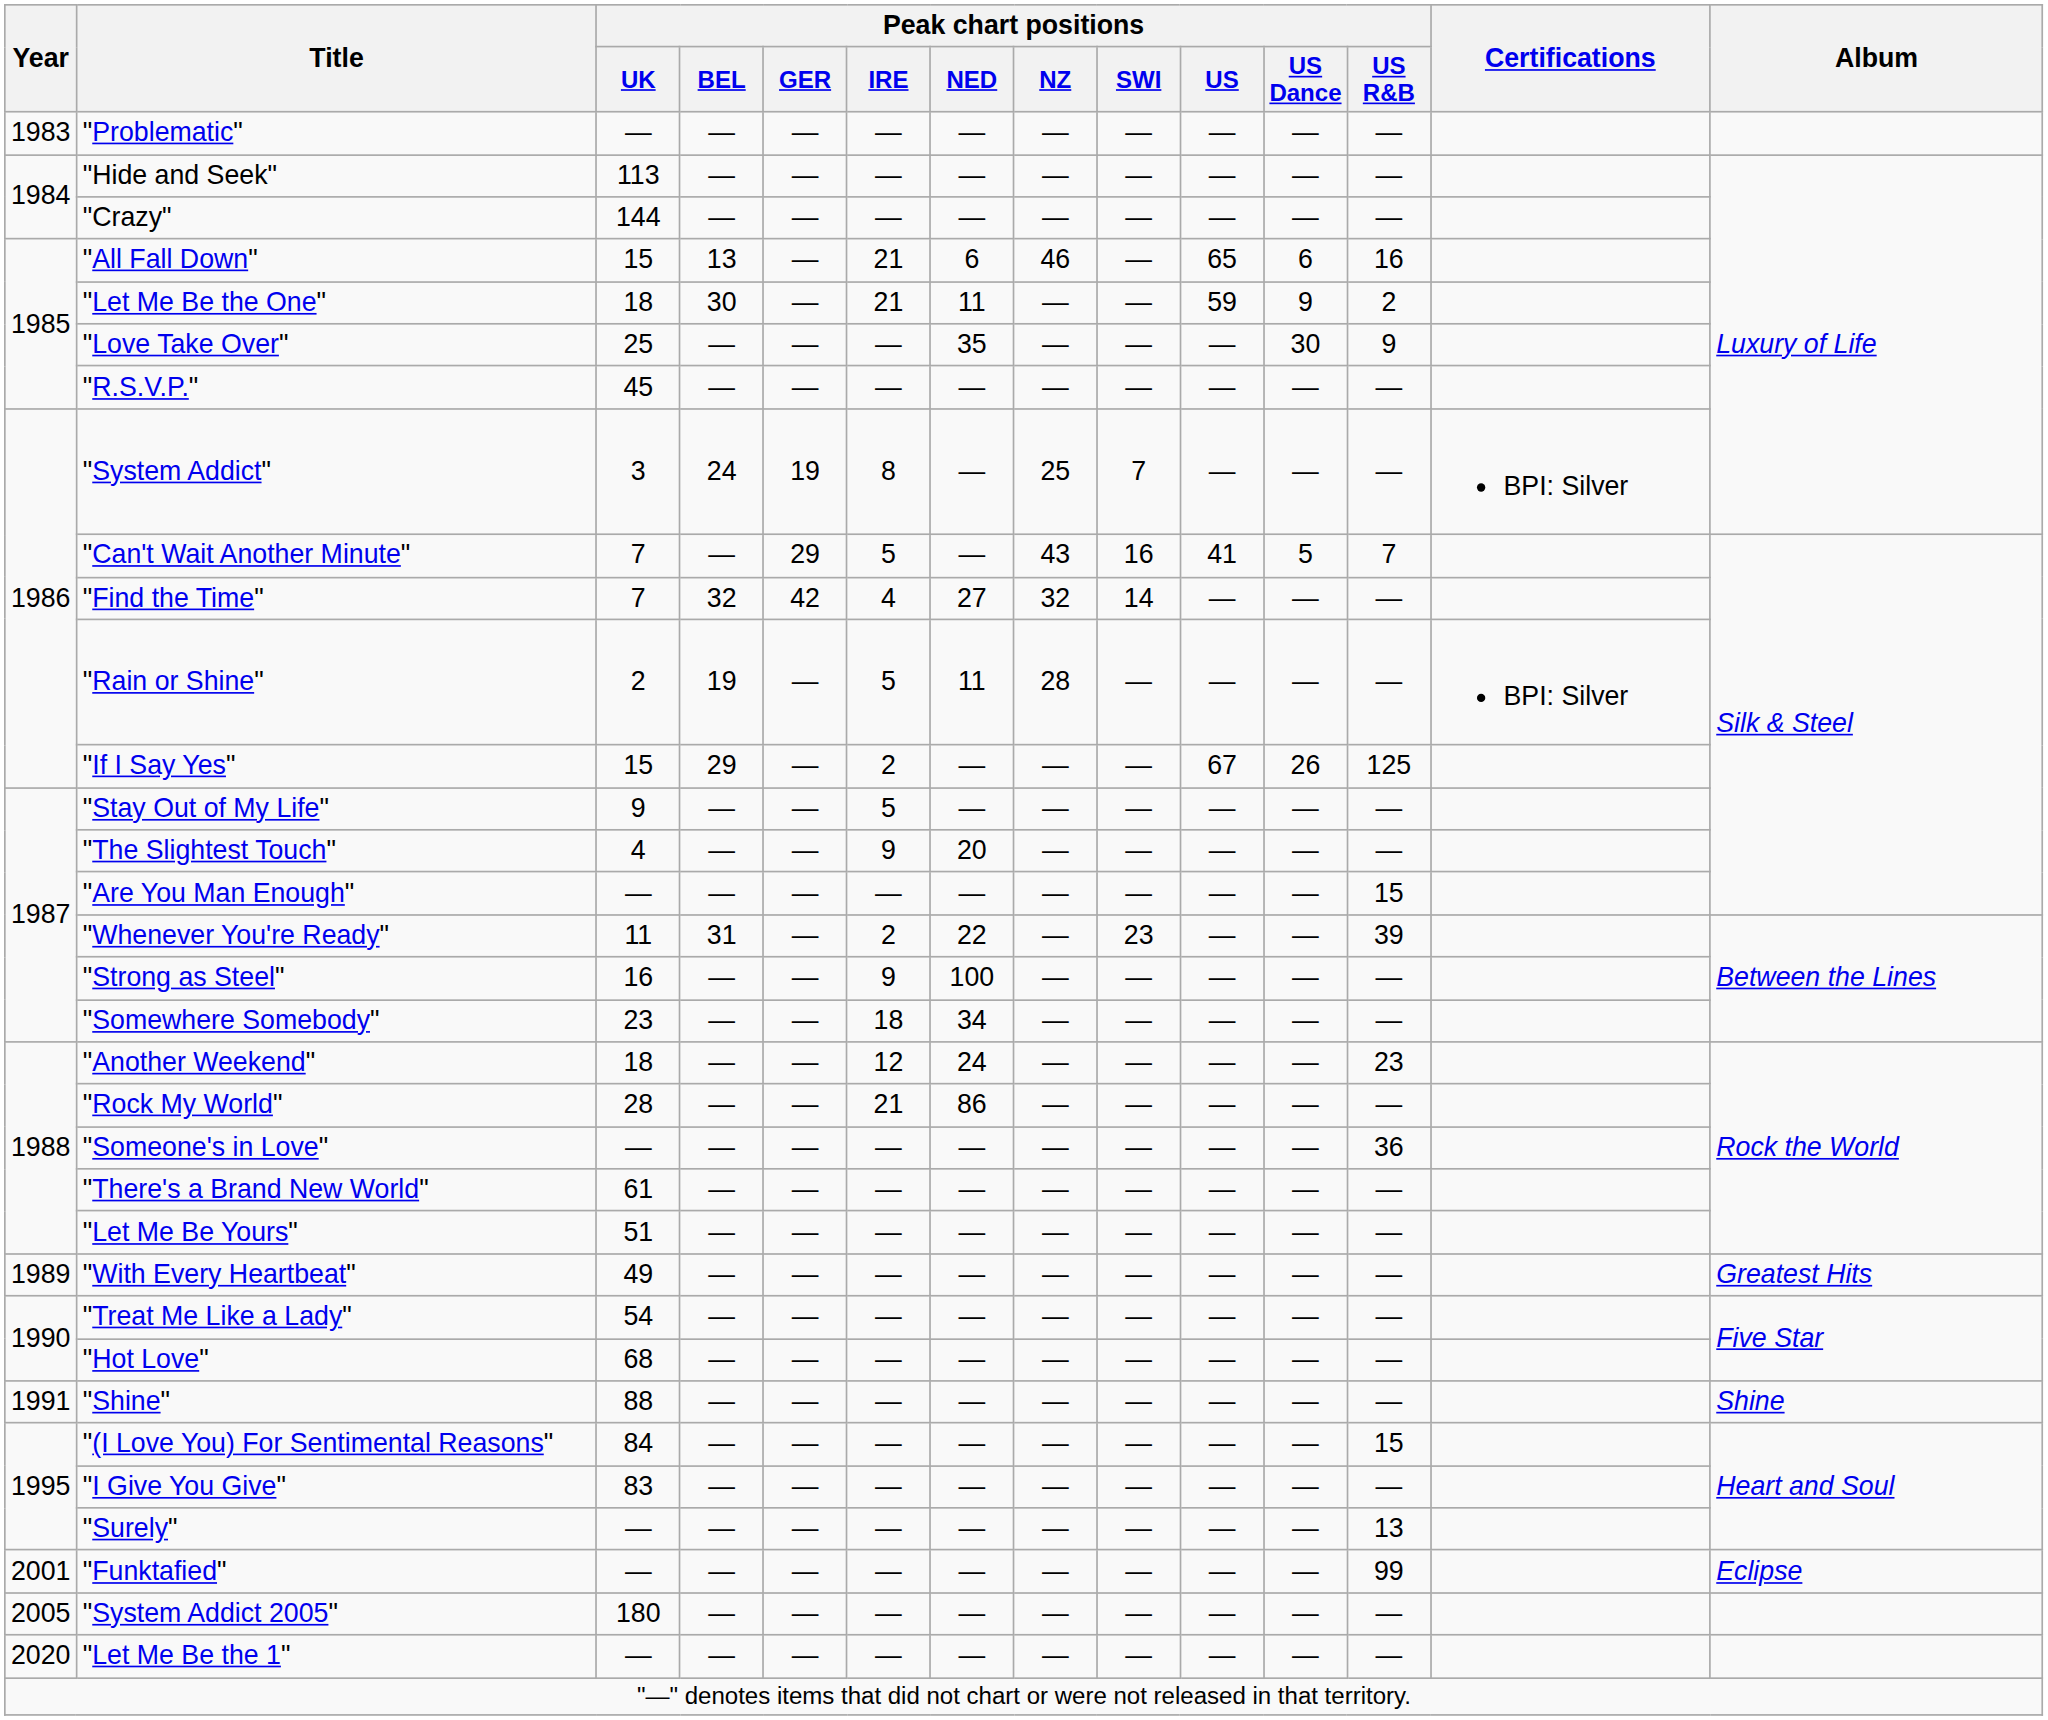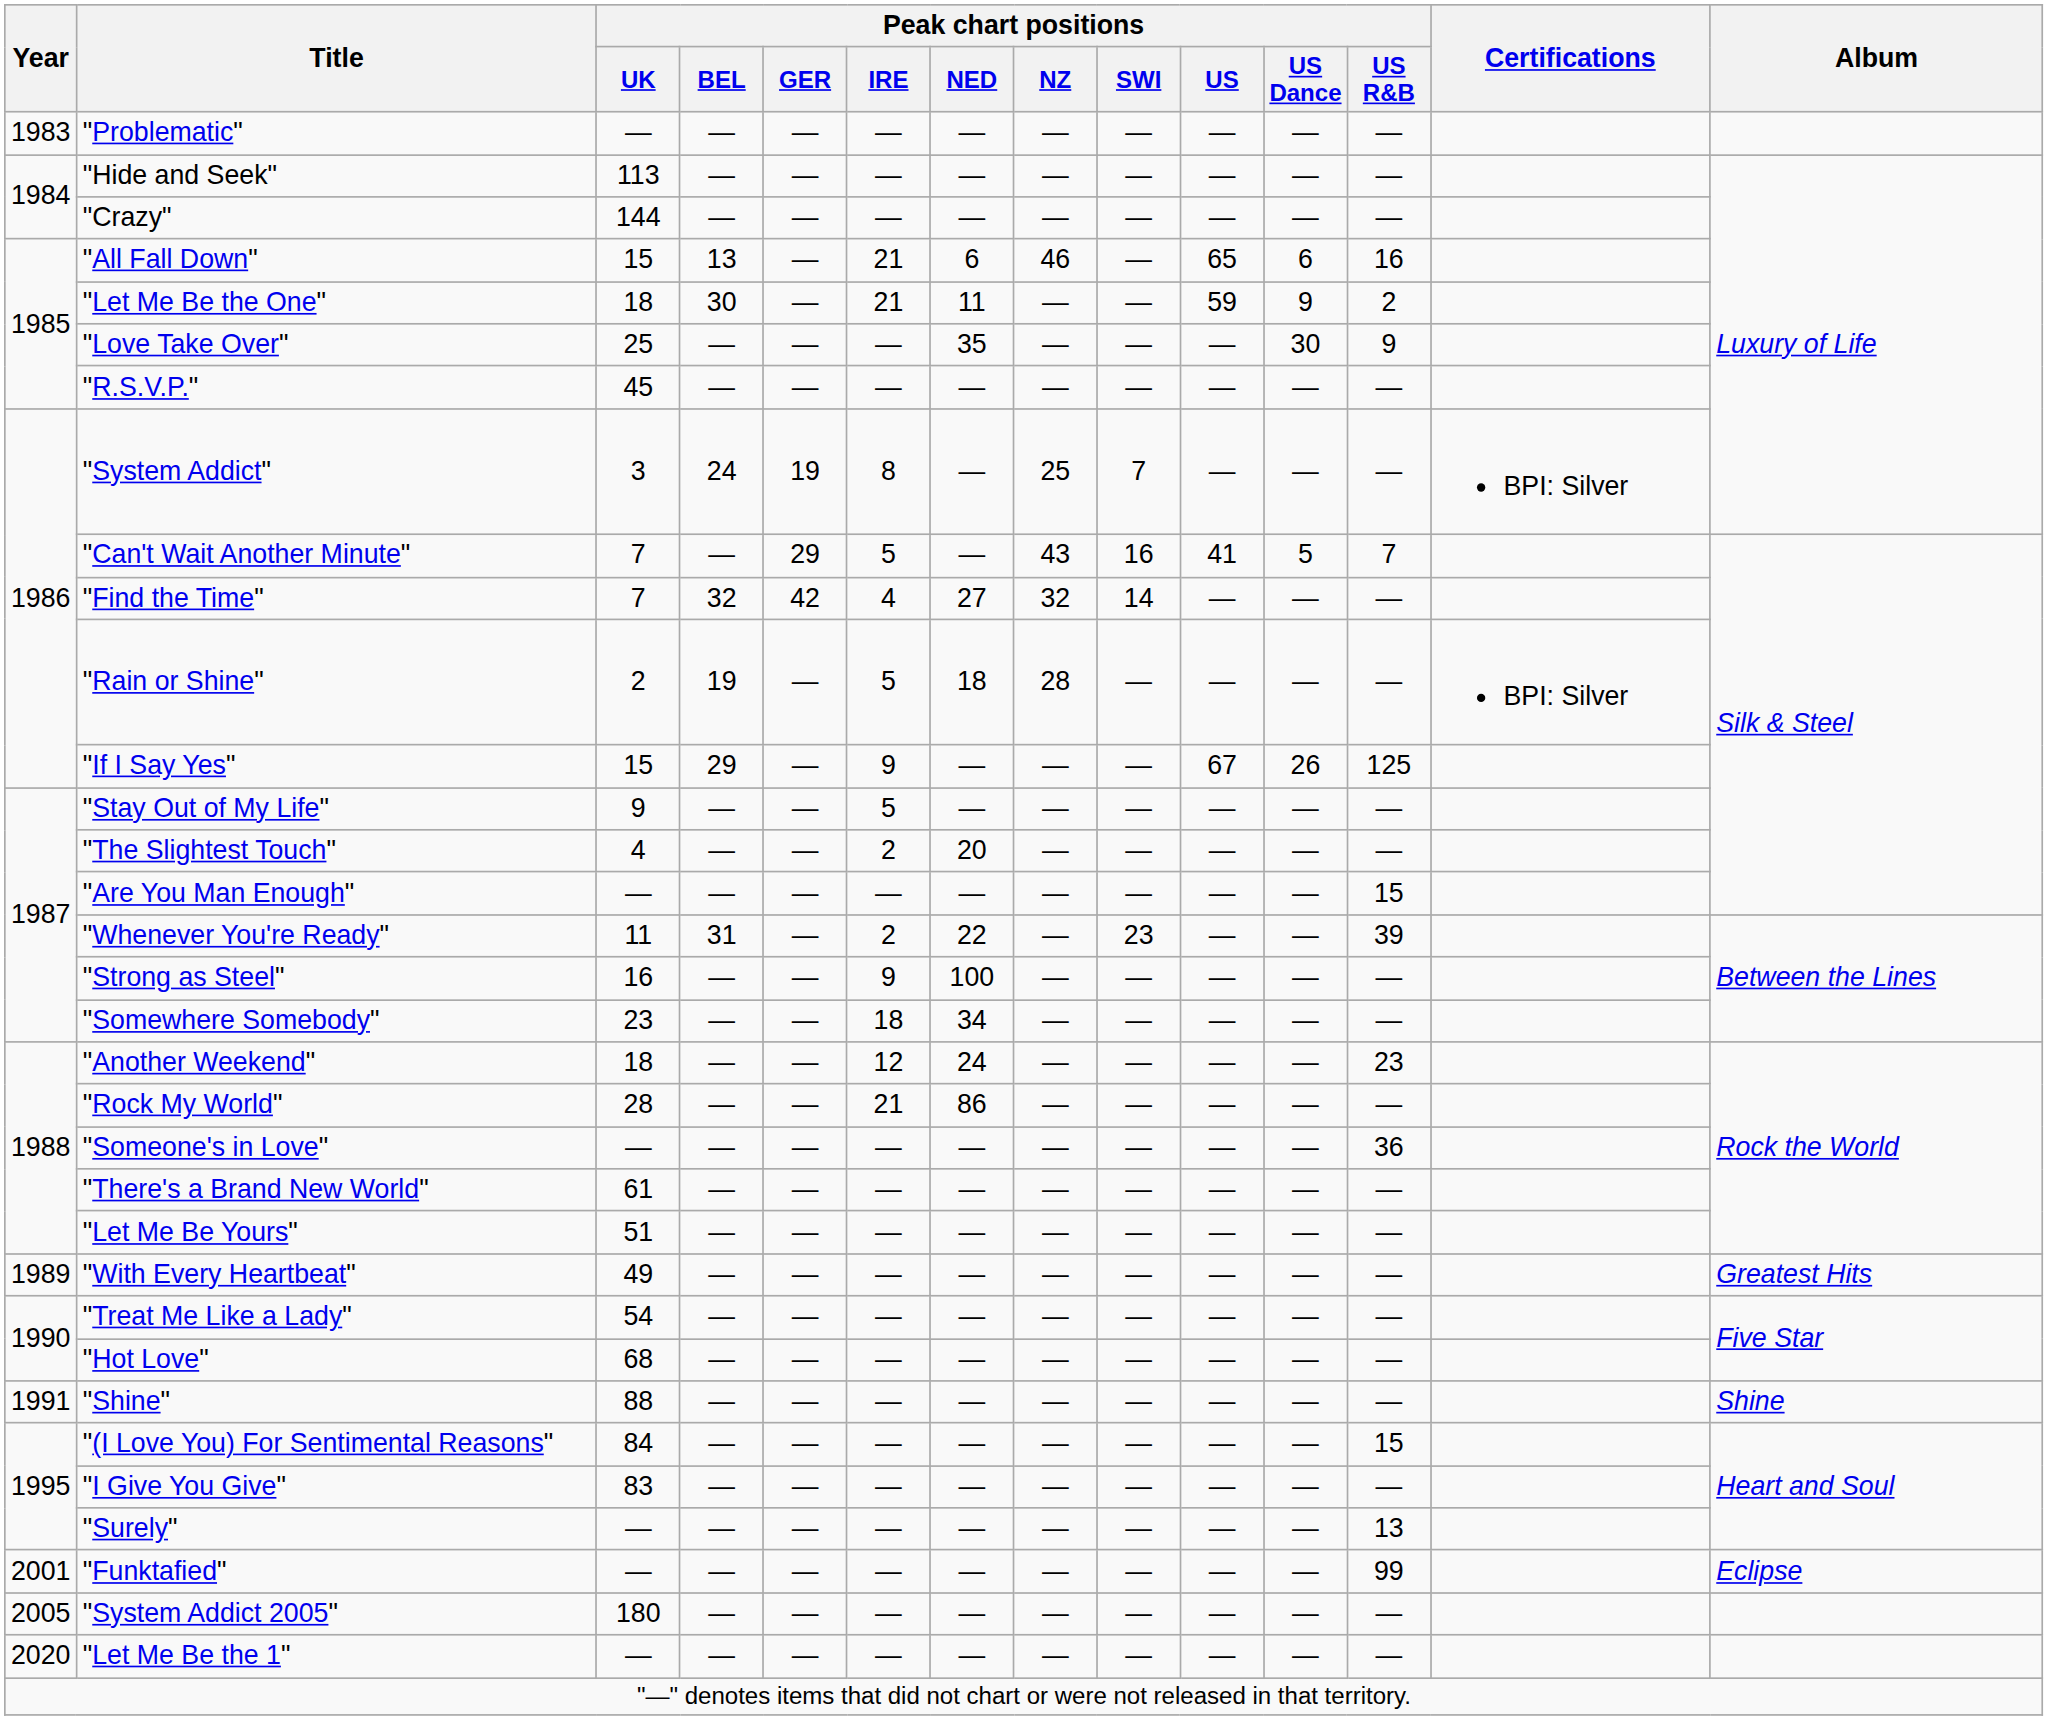(972, 681) 11 -> (972, 681) 18
(888, 765) 2 -> (888, 765) 9
(888, 850) 9 -> (888, 850) 2
